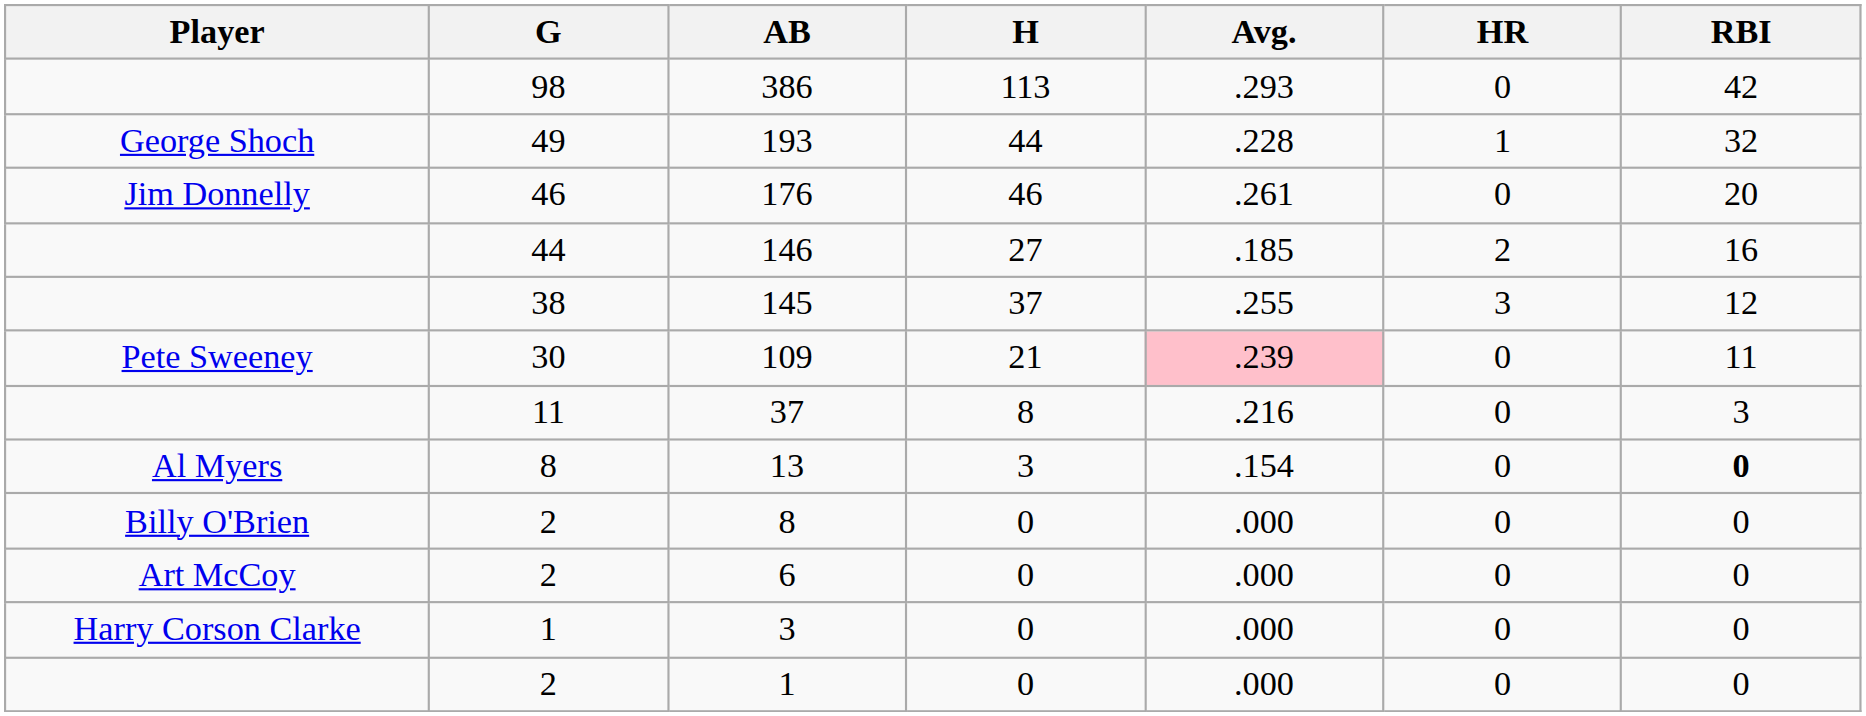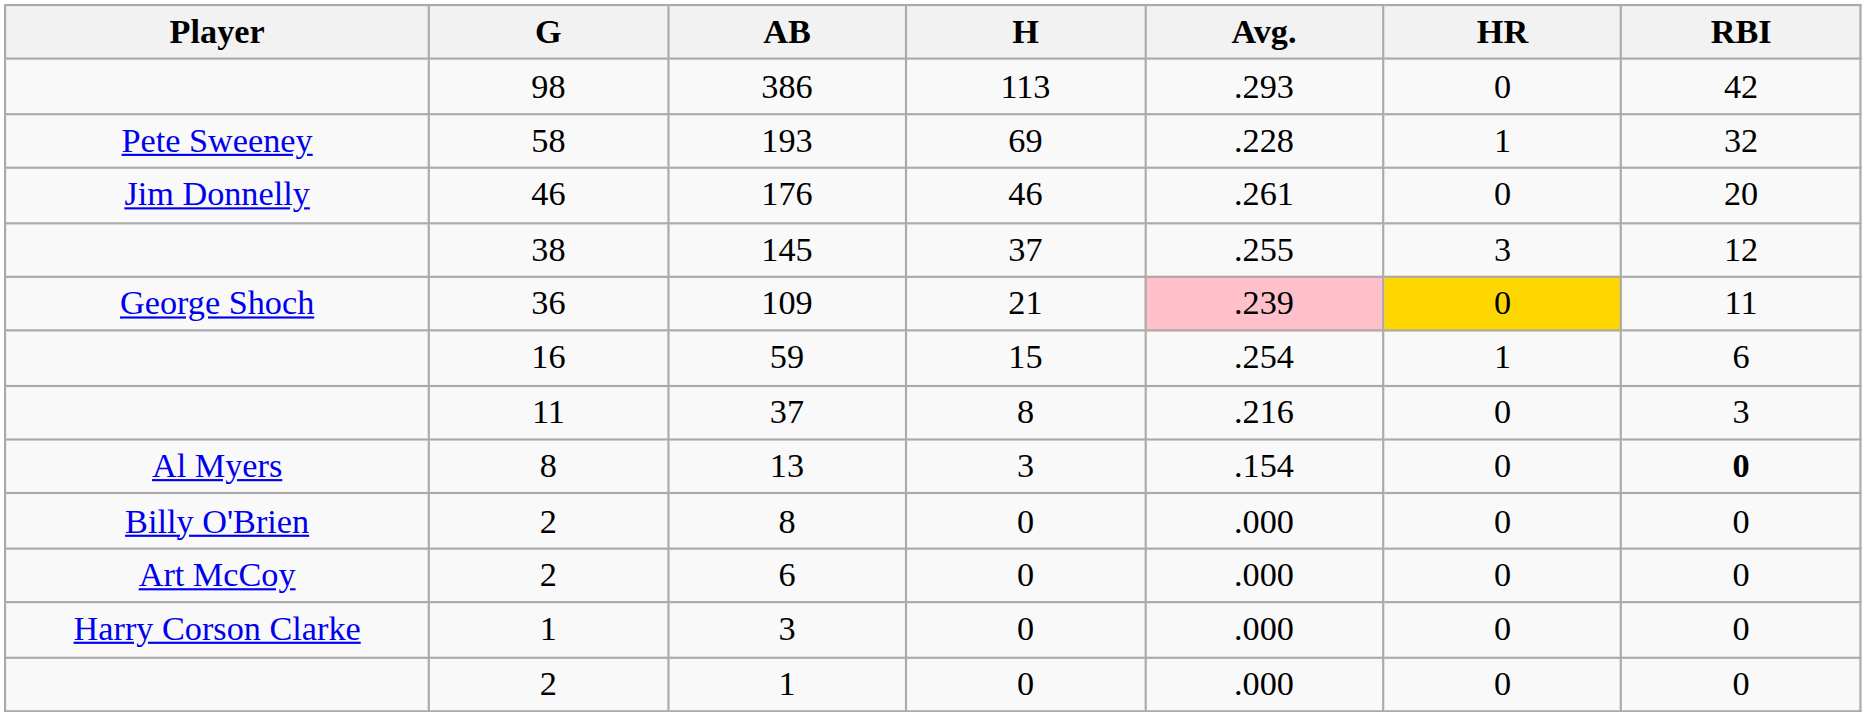(217, 140) George Shoch -> (217, 140) Pete Sweeney
(548, 140) 49 -> (548, 140) 58
(1025, 140) 44 -> (1025, 140) 69
- row: (787, 248)
(217, 357) Pete Sweeney -> (217, 303) George Shoch
(548, 357) 30 -> (548, 303) 36
(1502, 357) no background -> (1502, 303) gold background
+ row: (787, 357)
